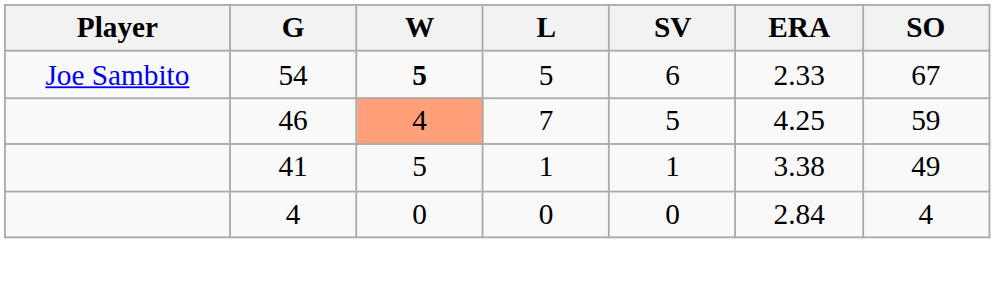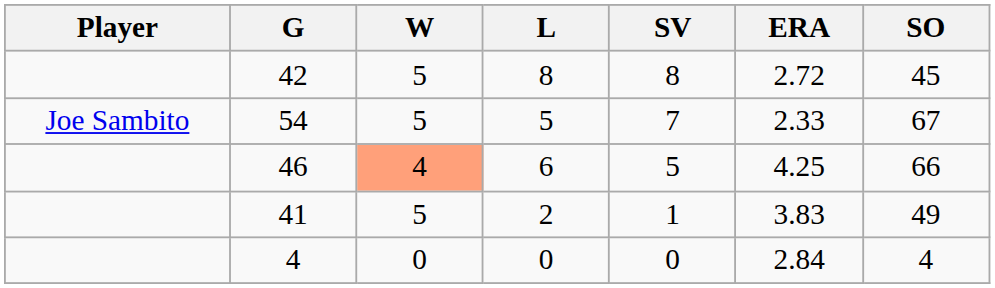+ row: (293, 74)
(420, 74) bold -> (420, 120) normal
(673, 74) 6 -> (673, 120) 7
(546, 120) 7 -> (546, 167) 6
(926, 120) 59 -> (926, 167) 66
(546, 167) 1 -> (546, 213) 2
(799, 167) 3.38 -> (799, 213) 3.83
